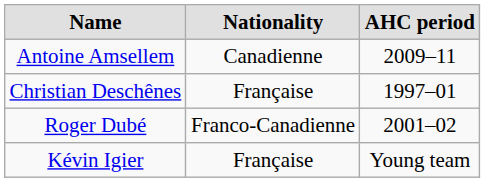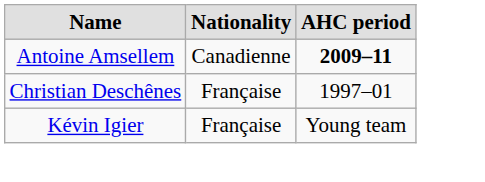(420, 56) normal -> (356, 56) bold
- row: (95, 125)
